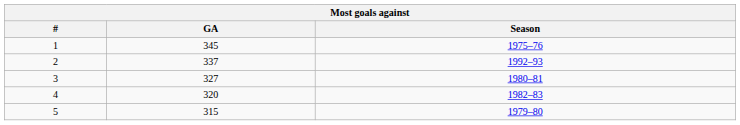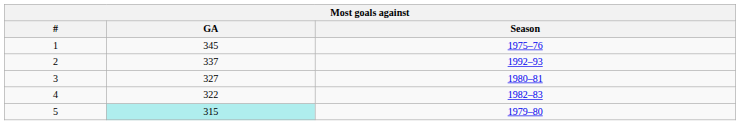(211, 95) 320 -> (211, 95) 322
(211, 112) no background -> (211, 112) paleturquoise background
